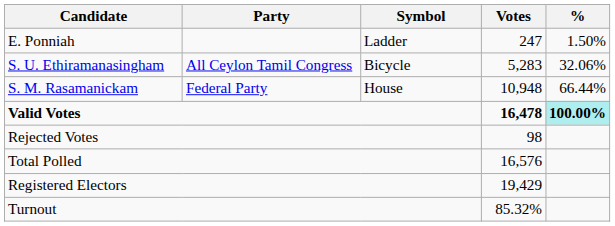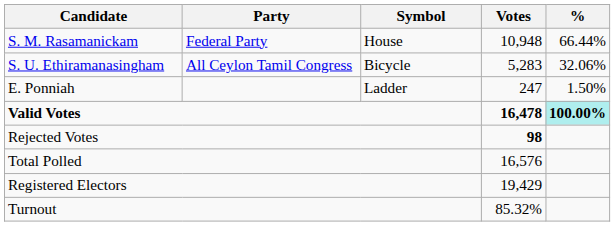rows swapped: (73, 88) <-> (41, 40)
(534, 137) normal -> (534, 137) bold
